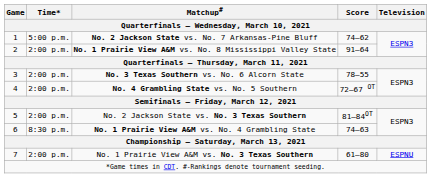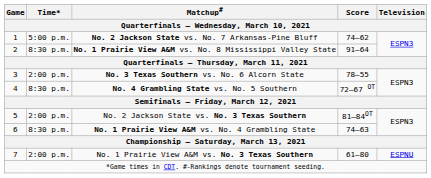(49, 50) 2:00 p.m. -> (49, 50) 8:30 p.m.
(49, 89) 2:00 p.m. -> (49, 89) 8:30 p.m.
